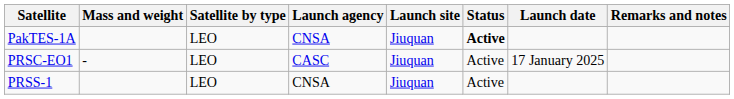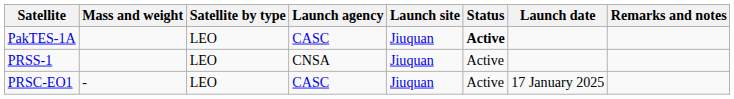(311, 37) CNSA -> (311, 37) CASC
rows swapped: (30, 82) <-> (40, 60)
